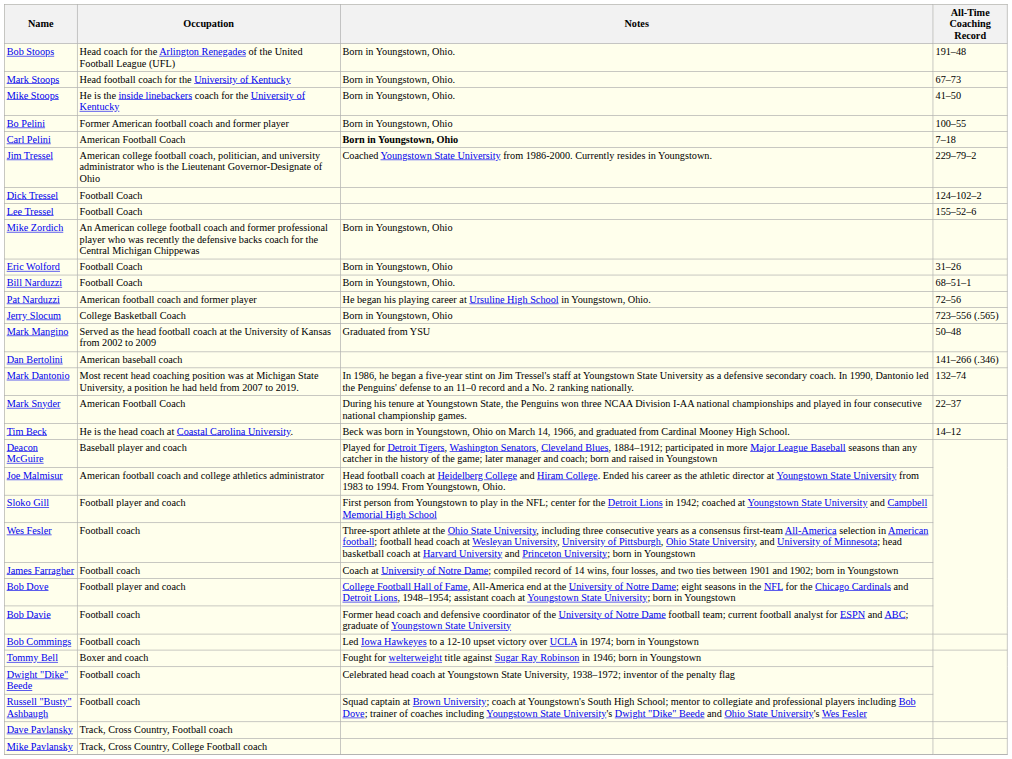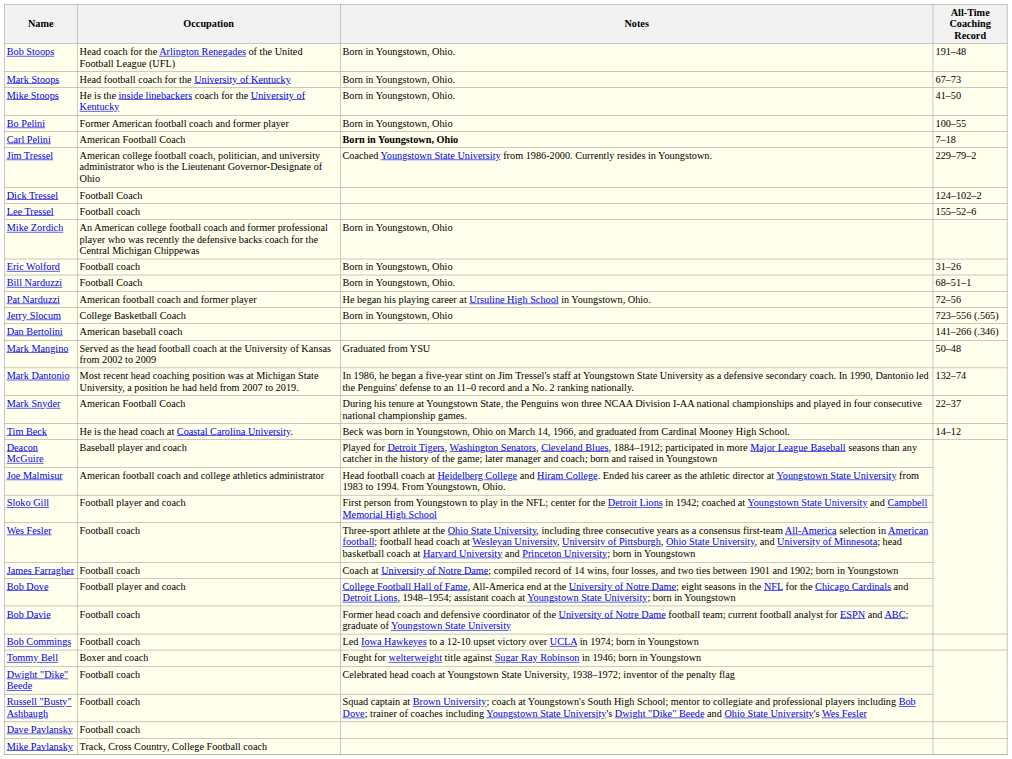(111, 211) Football Coach -> (110, 211) Football coach
(111, 267) Football Coach -> (110, 267) Football coach
rows swapped: (35, 359) <-> (38, 332)
(156, 730) Track, Cross Country, Football coach -> (110, 730) Football coach
